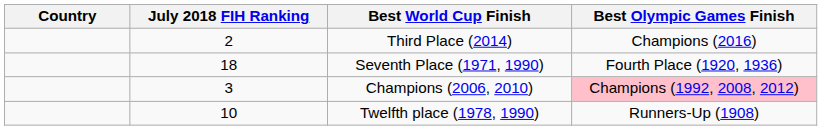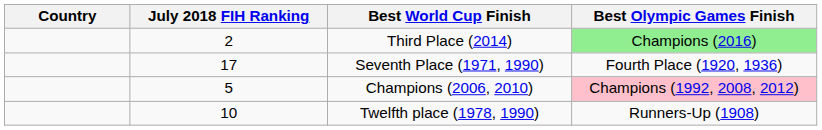(694, 40) no background -> (694, 40) lightgreen background
(229, 64) 18 -> (229, 64) 17
(229, 88) 3 -> (229, 88) 5
